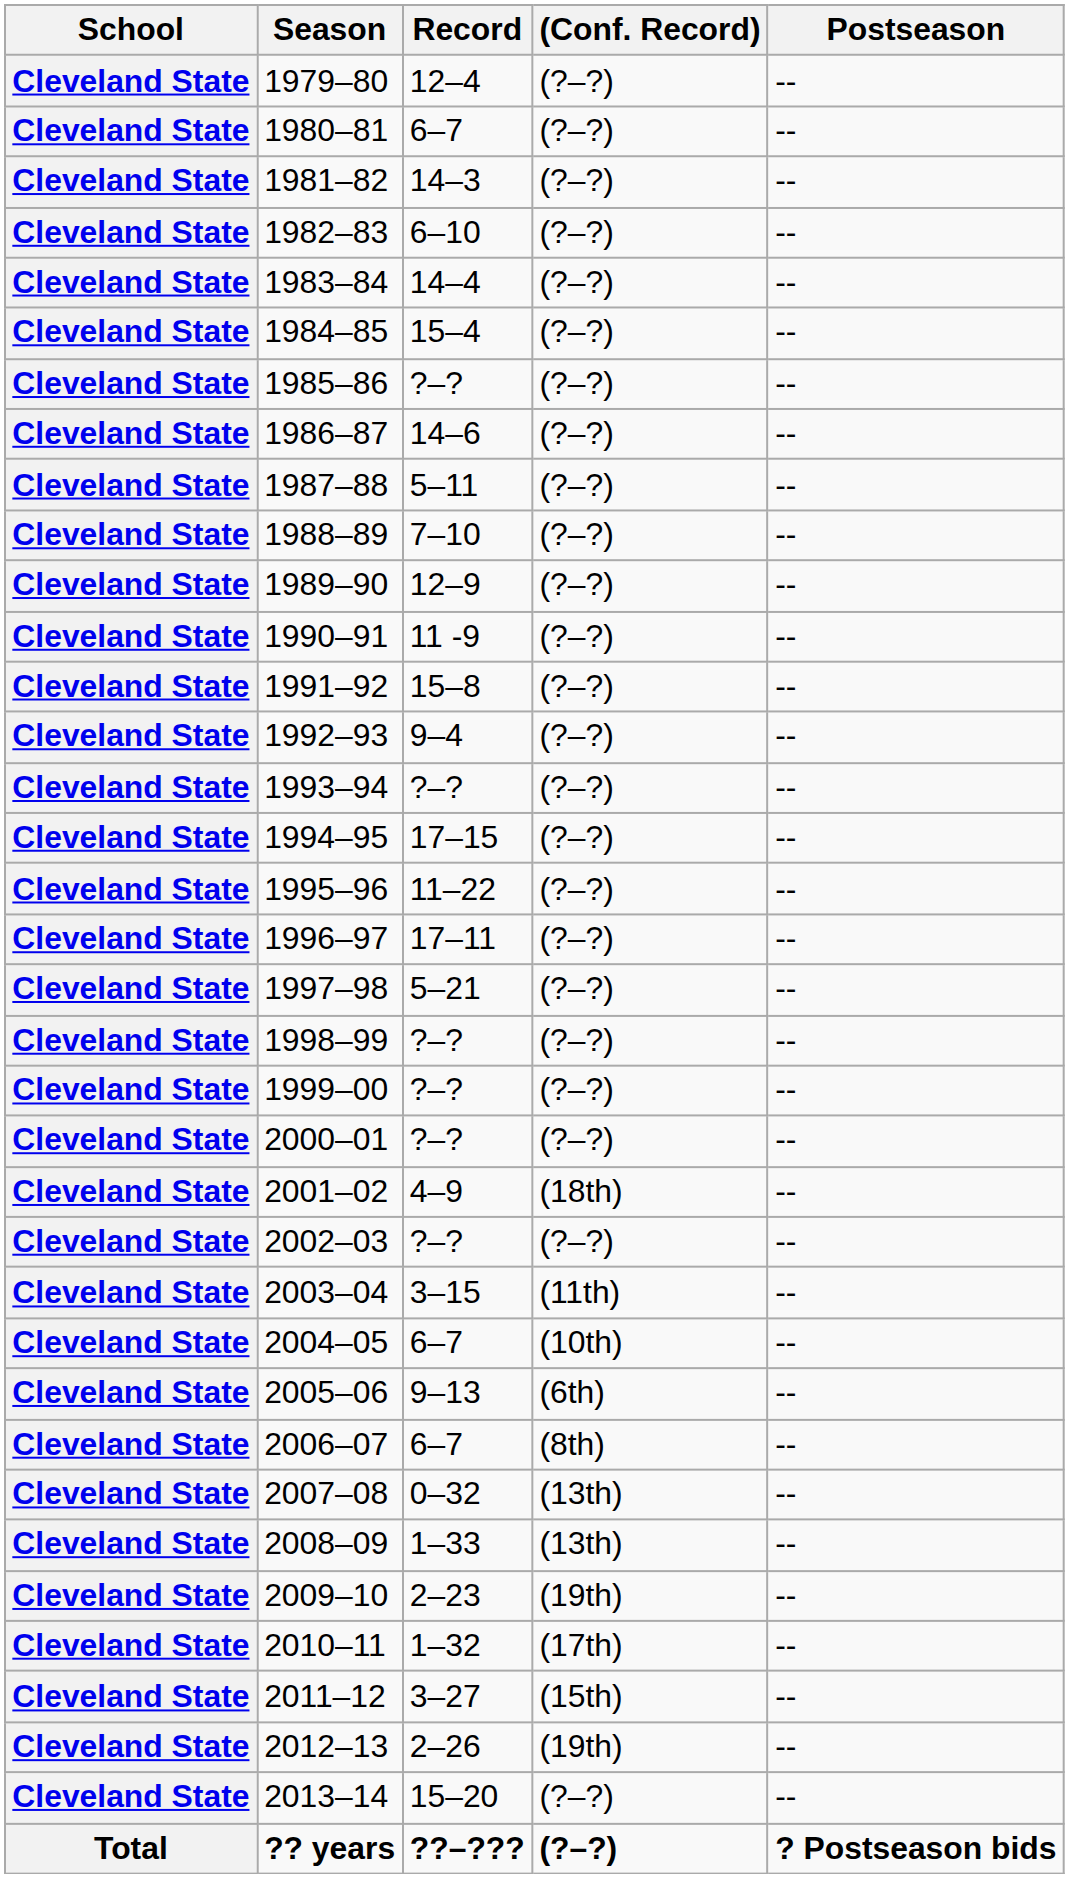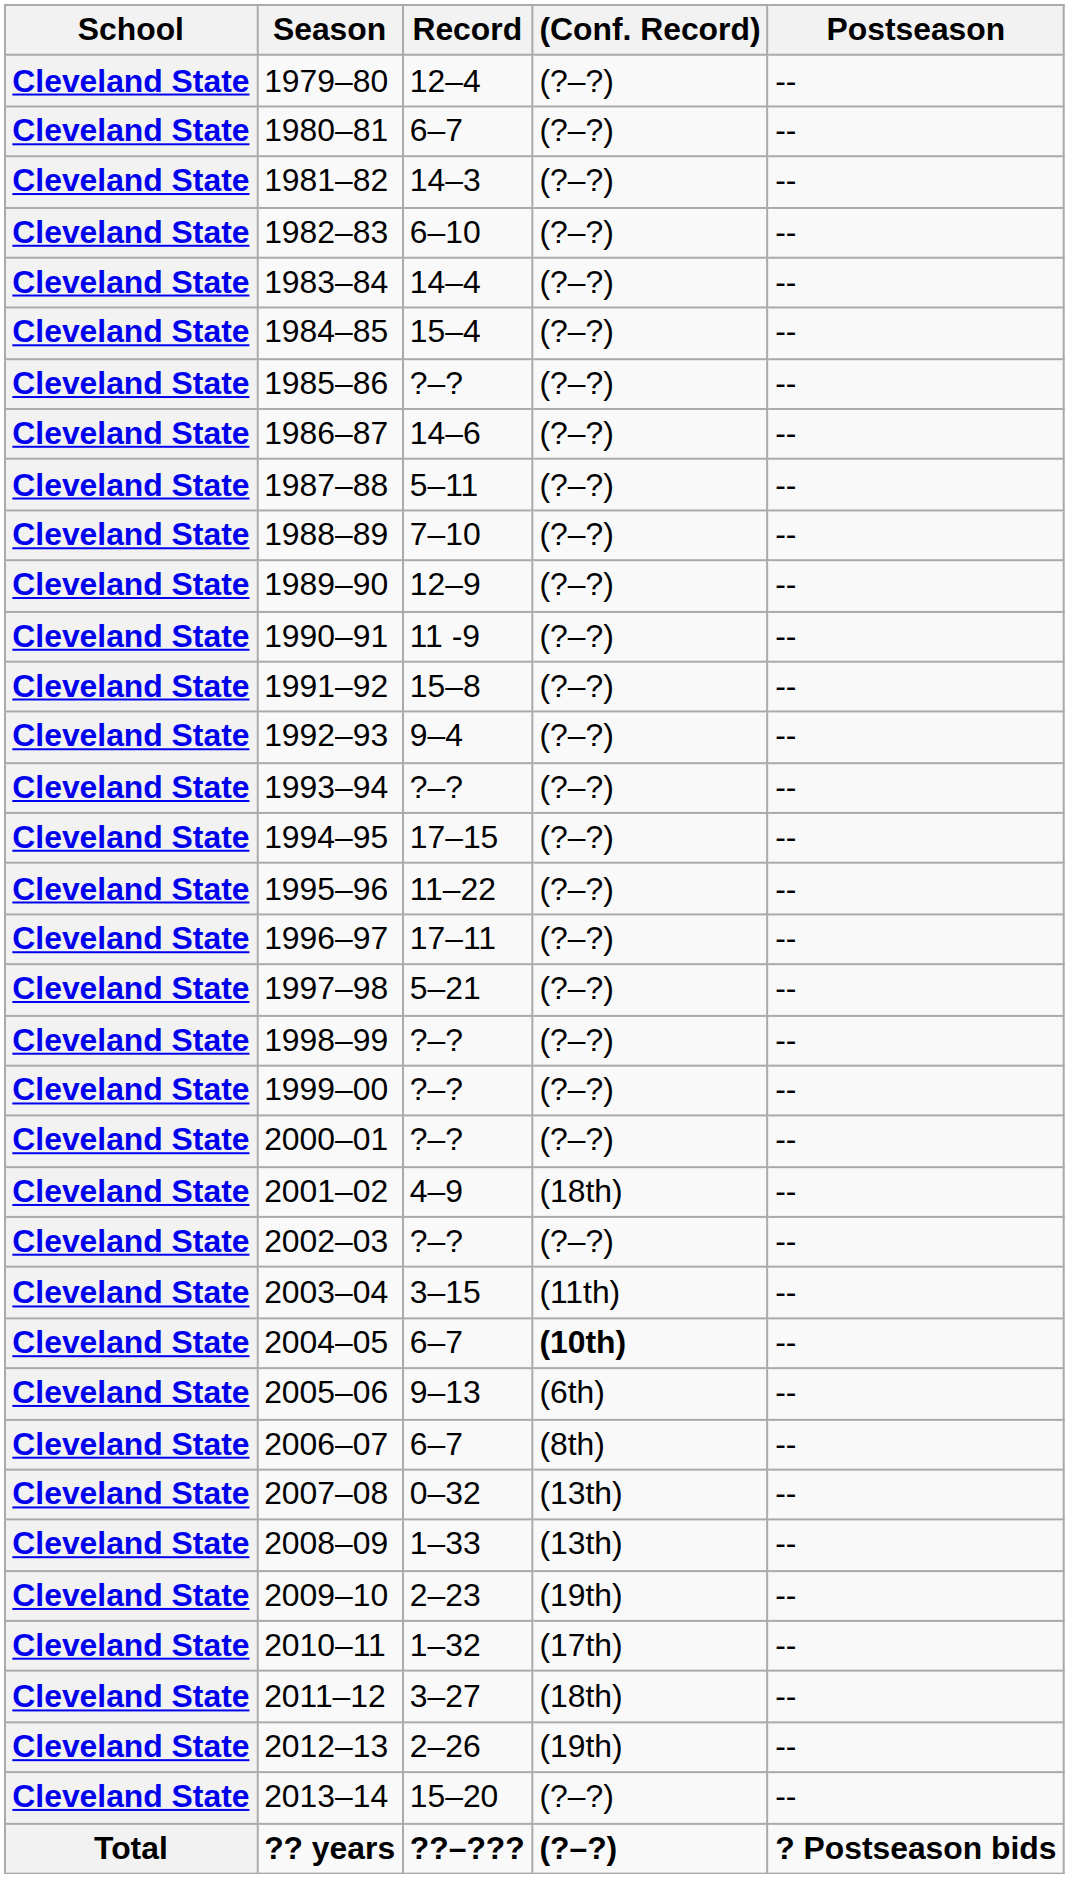(581, 1342) normal -> (583, 1342) bold
(581, 1696) (15th) -> (581, 1696) (18th)
